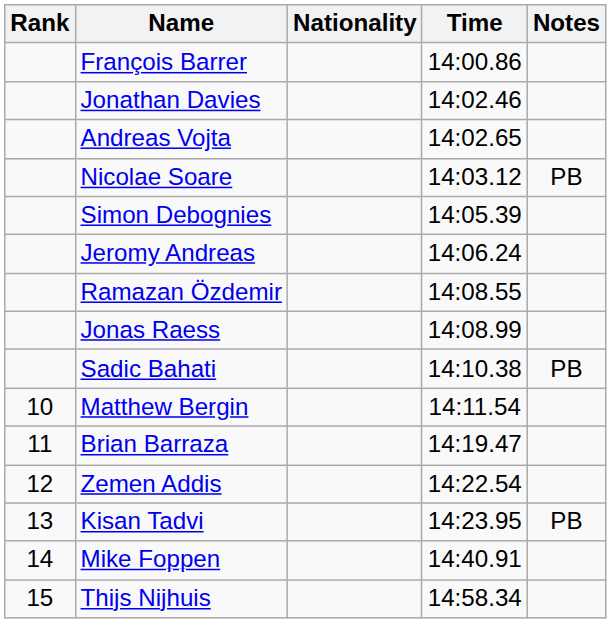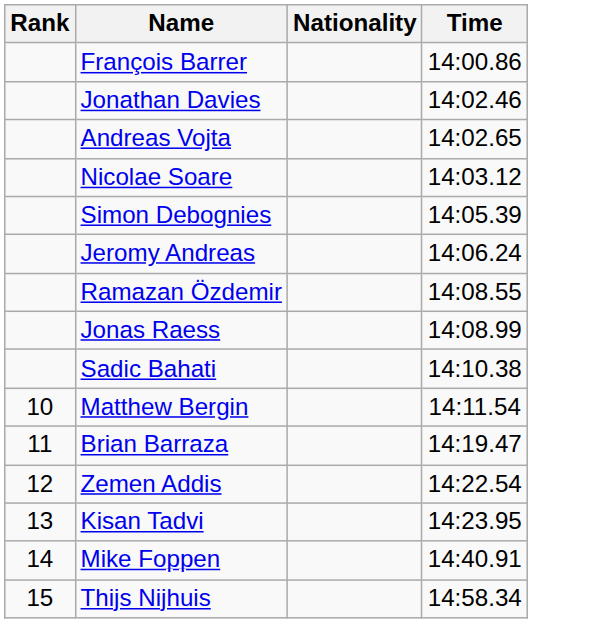- column: (566, 23)
